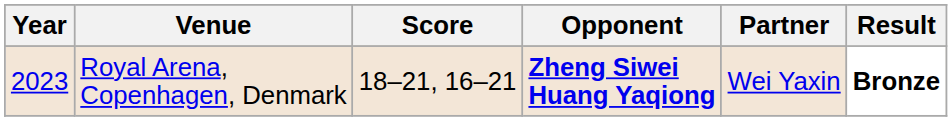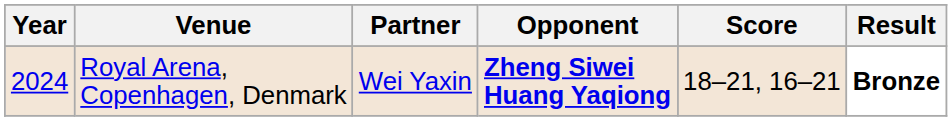columns swapped: (784, 26) <-> (438, 26)
(40, 81) 2023 -> (40, 81) 2024
